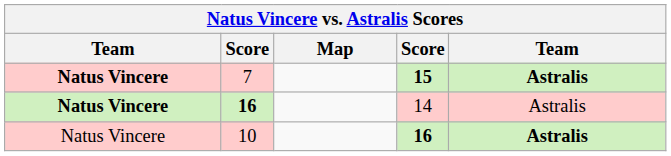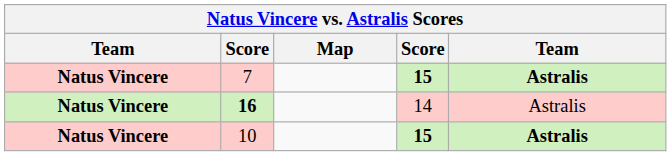(113, 135) normal -> (113, 135) bold
(423, 135) 16 -> (423, 135) 15
